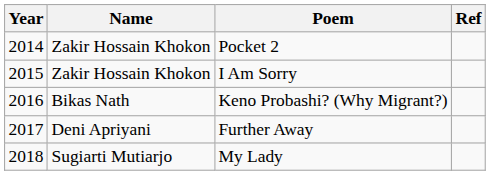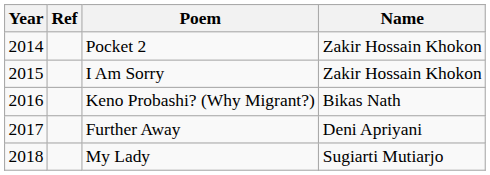columns swapped: (131, 18) <-> (469, 18)
